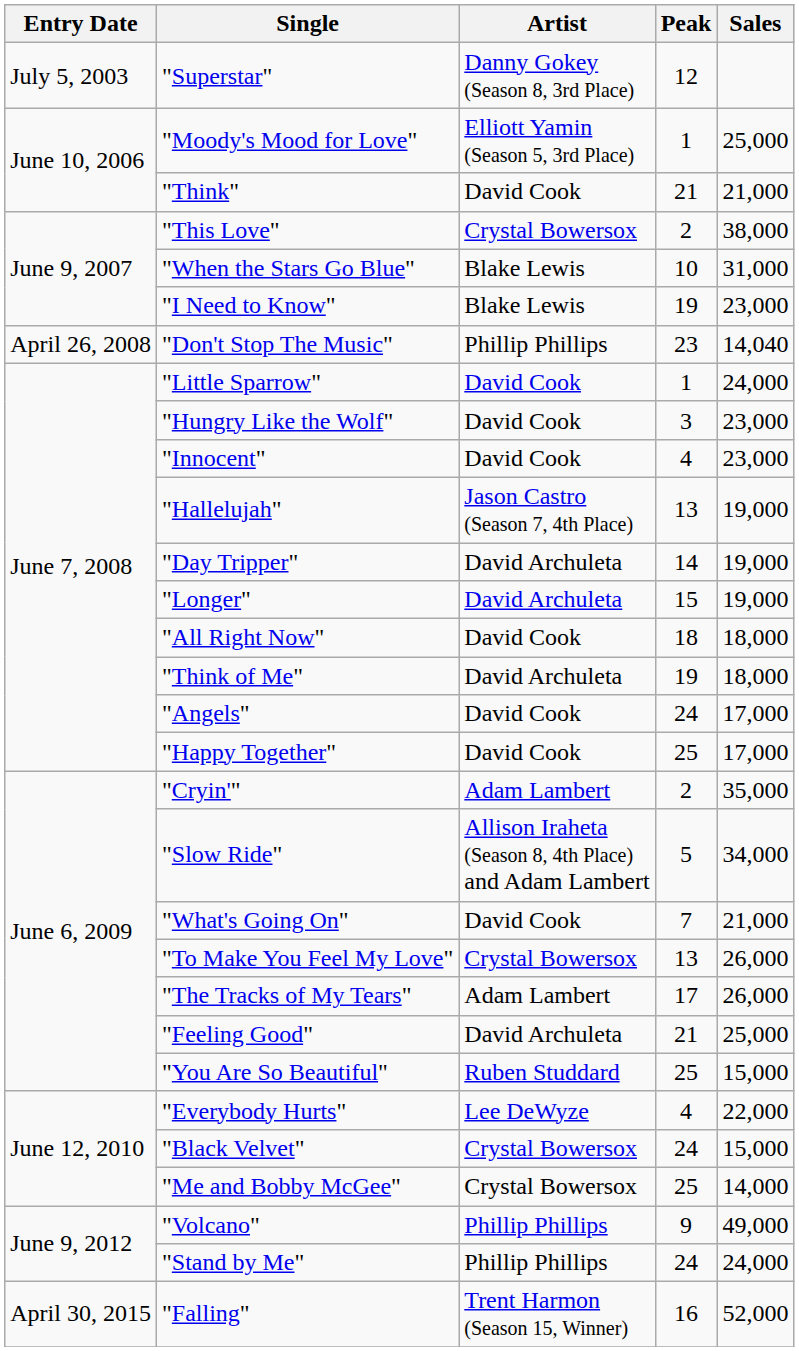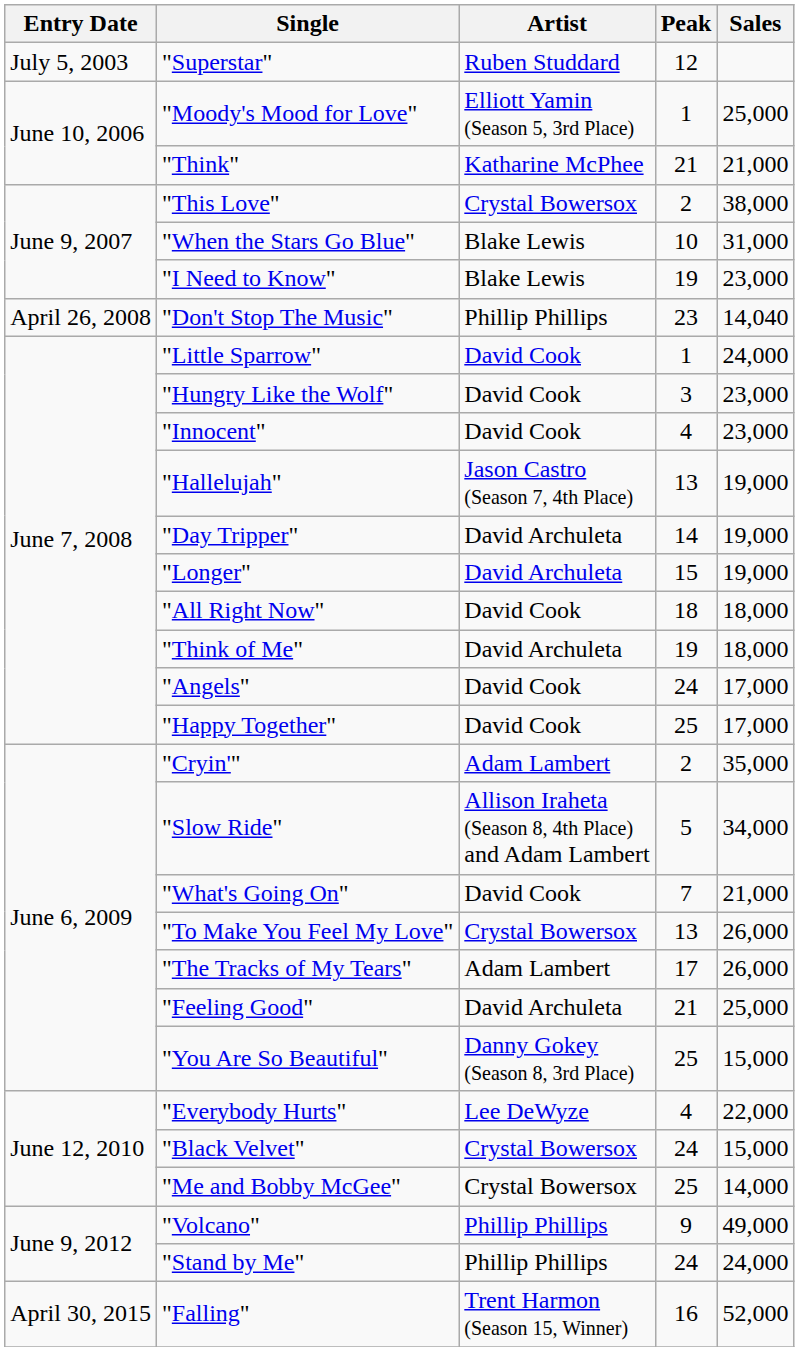(549, 75) Danny Gokey (Season 8, 3rd Place) -> (542, 61) Ruben Studdard
(523, 191) David Cook -> (554, 164) Katharine McPhee
(542, 1072) Ruben Studdard -> (549, 1058) Danny Gokey (Season 8, 3rd Place)
